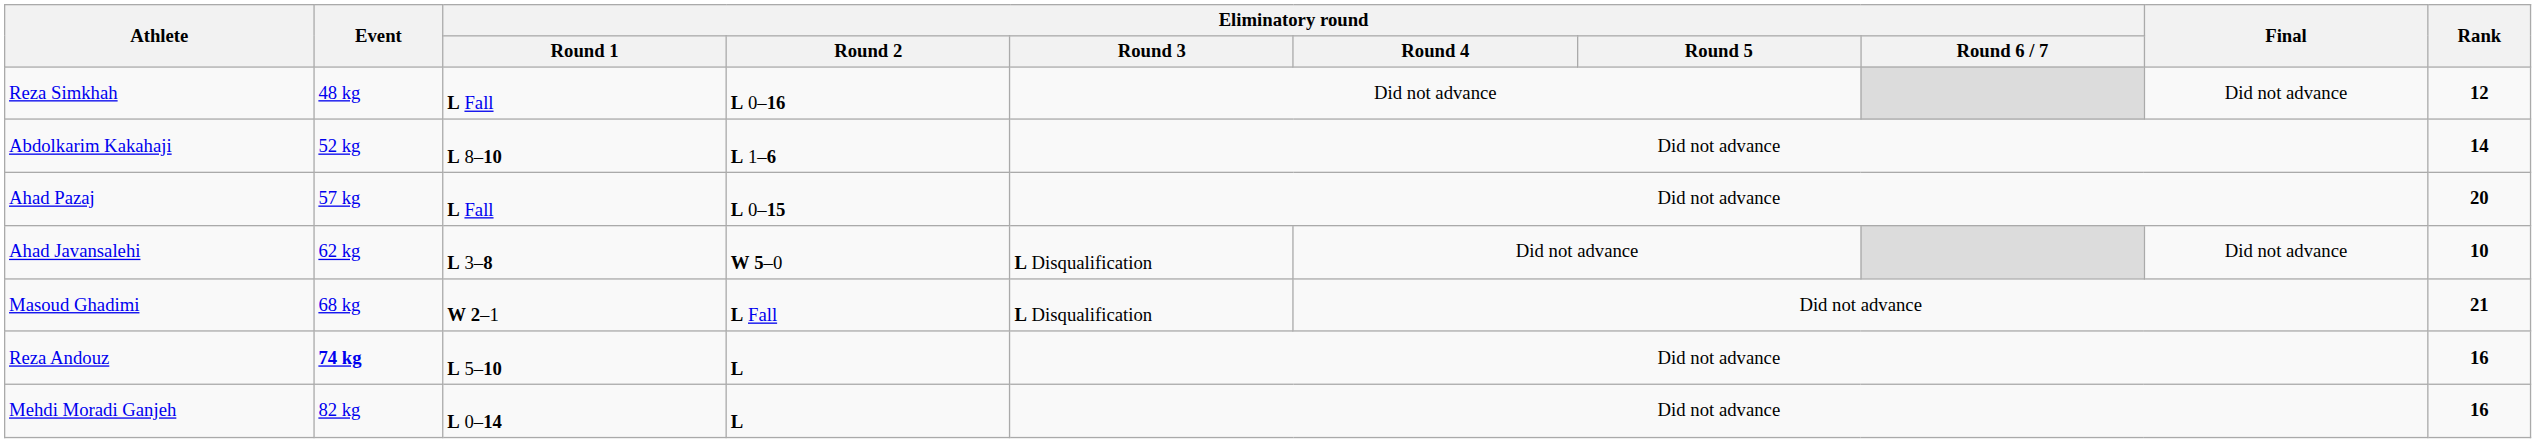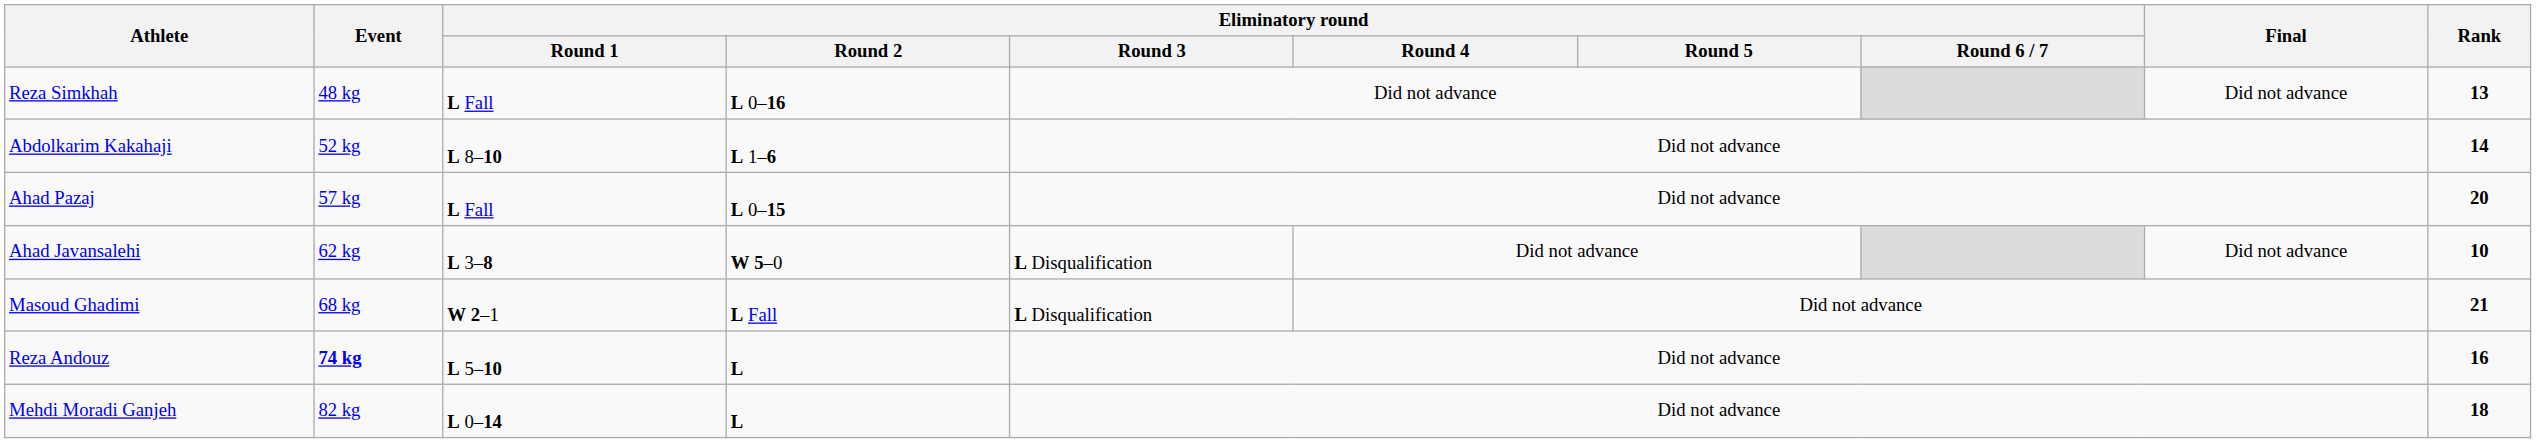(2479, 93) 12 -> (2479, 93) 13
(2479, 410) 16 -> (2479, 410) 18
